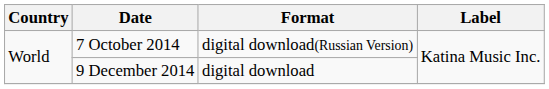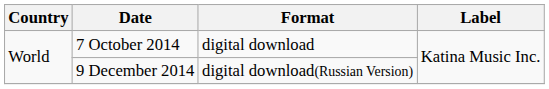(308, 44) digital download(Russian Version) -> (258, 44) digital download
(258, 70) digital download -> (308, 70) digital download(Russian Version)
